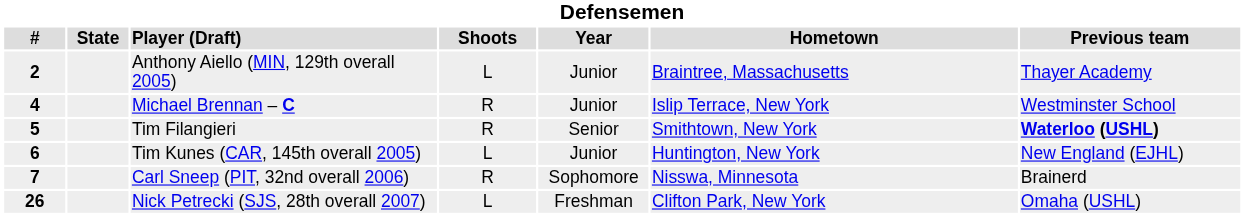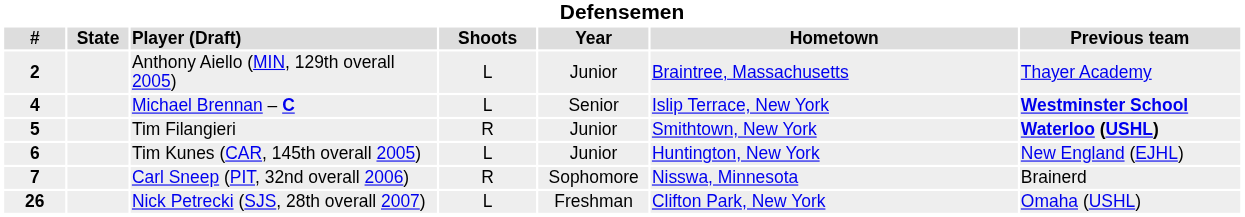(488, 105) R -> (488, 105) L
(594, 105) Junior -> (594, 105) Senior
(1098, 105) normal -> (1105, 105) bold
(594, 129) Senior -> (594, 129) Junior
